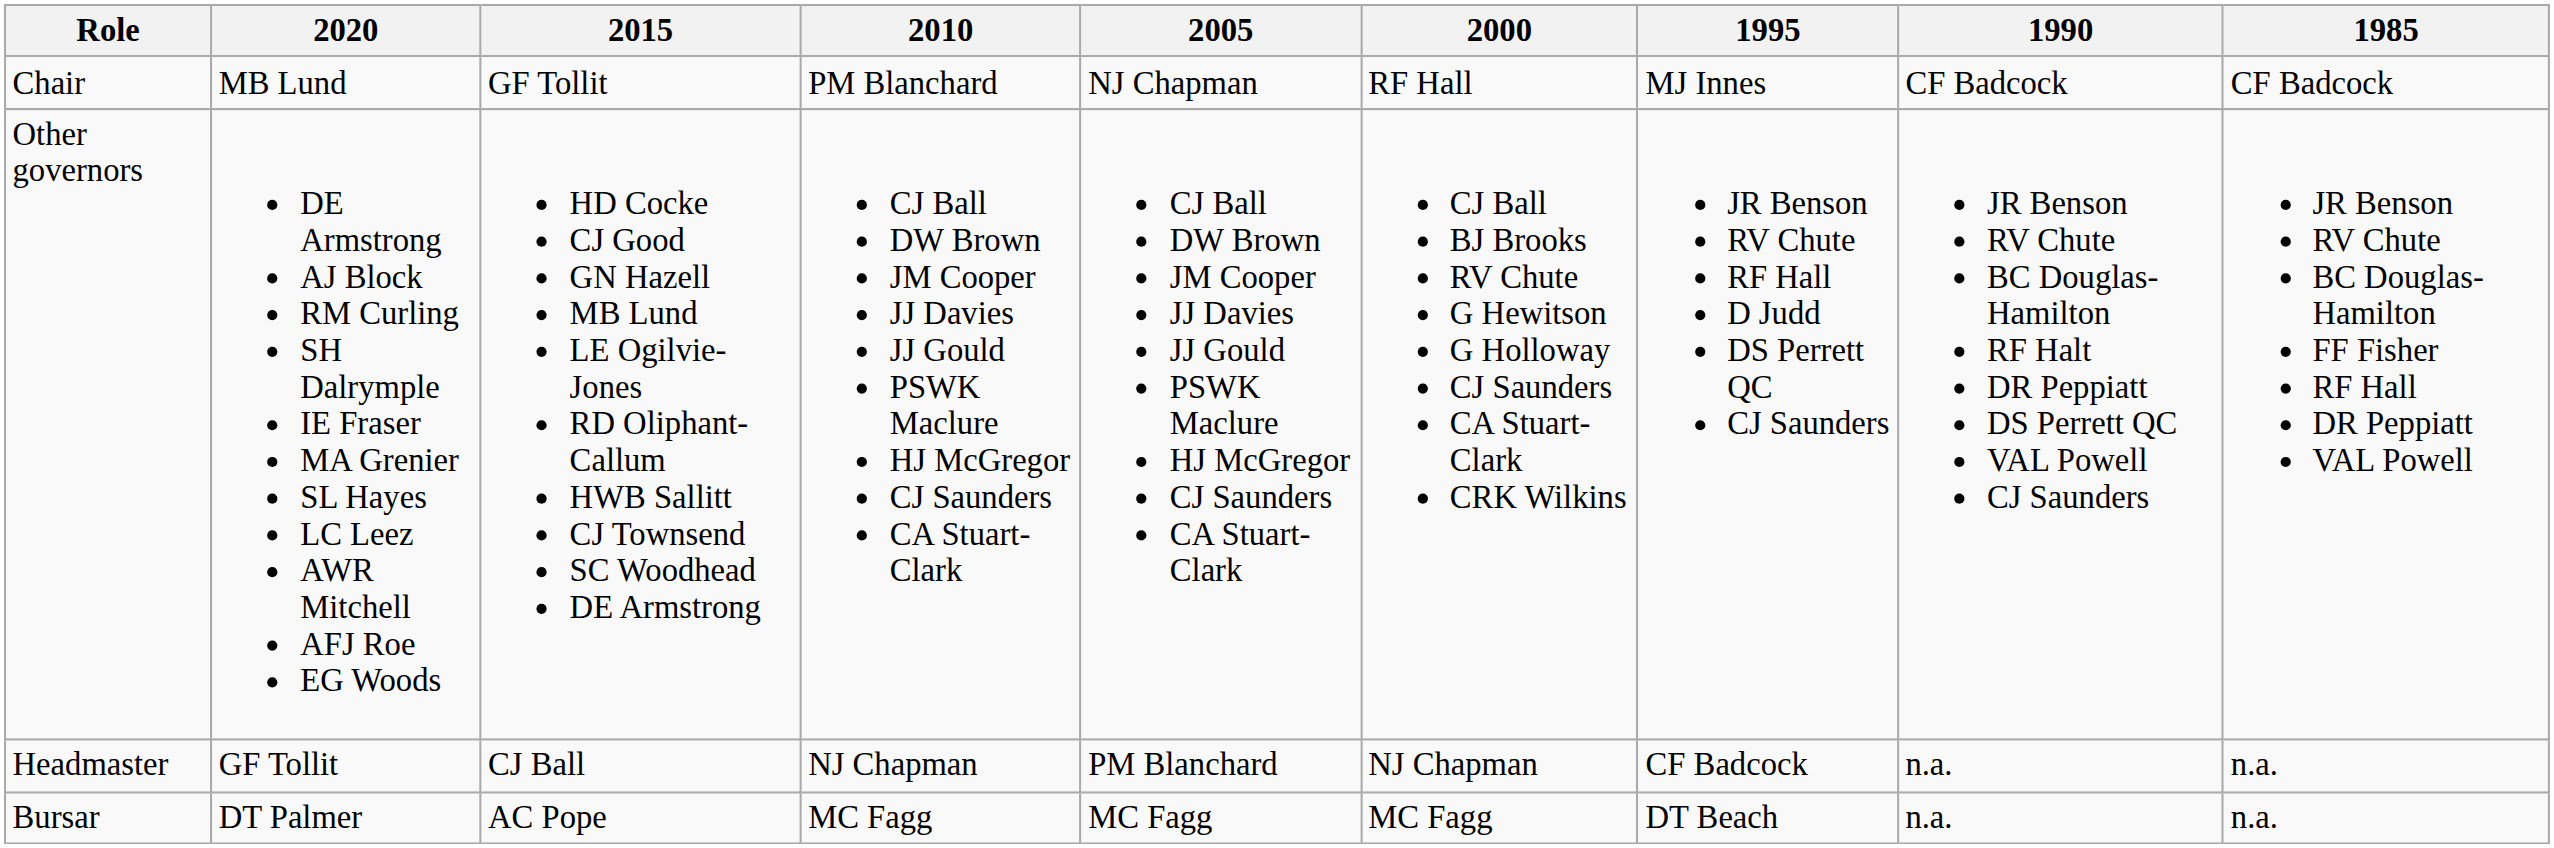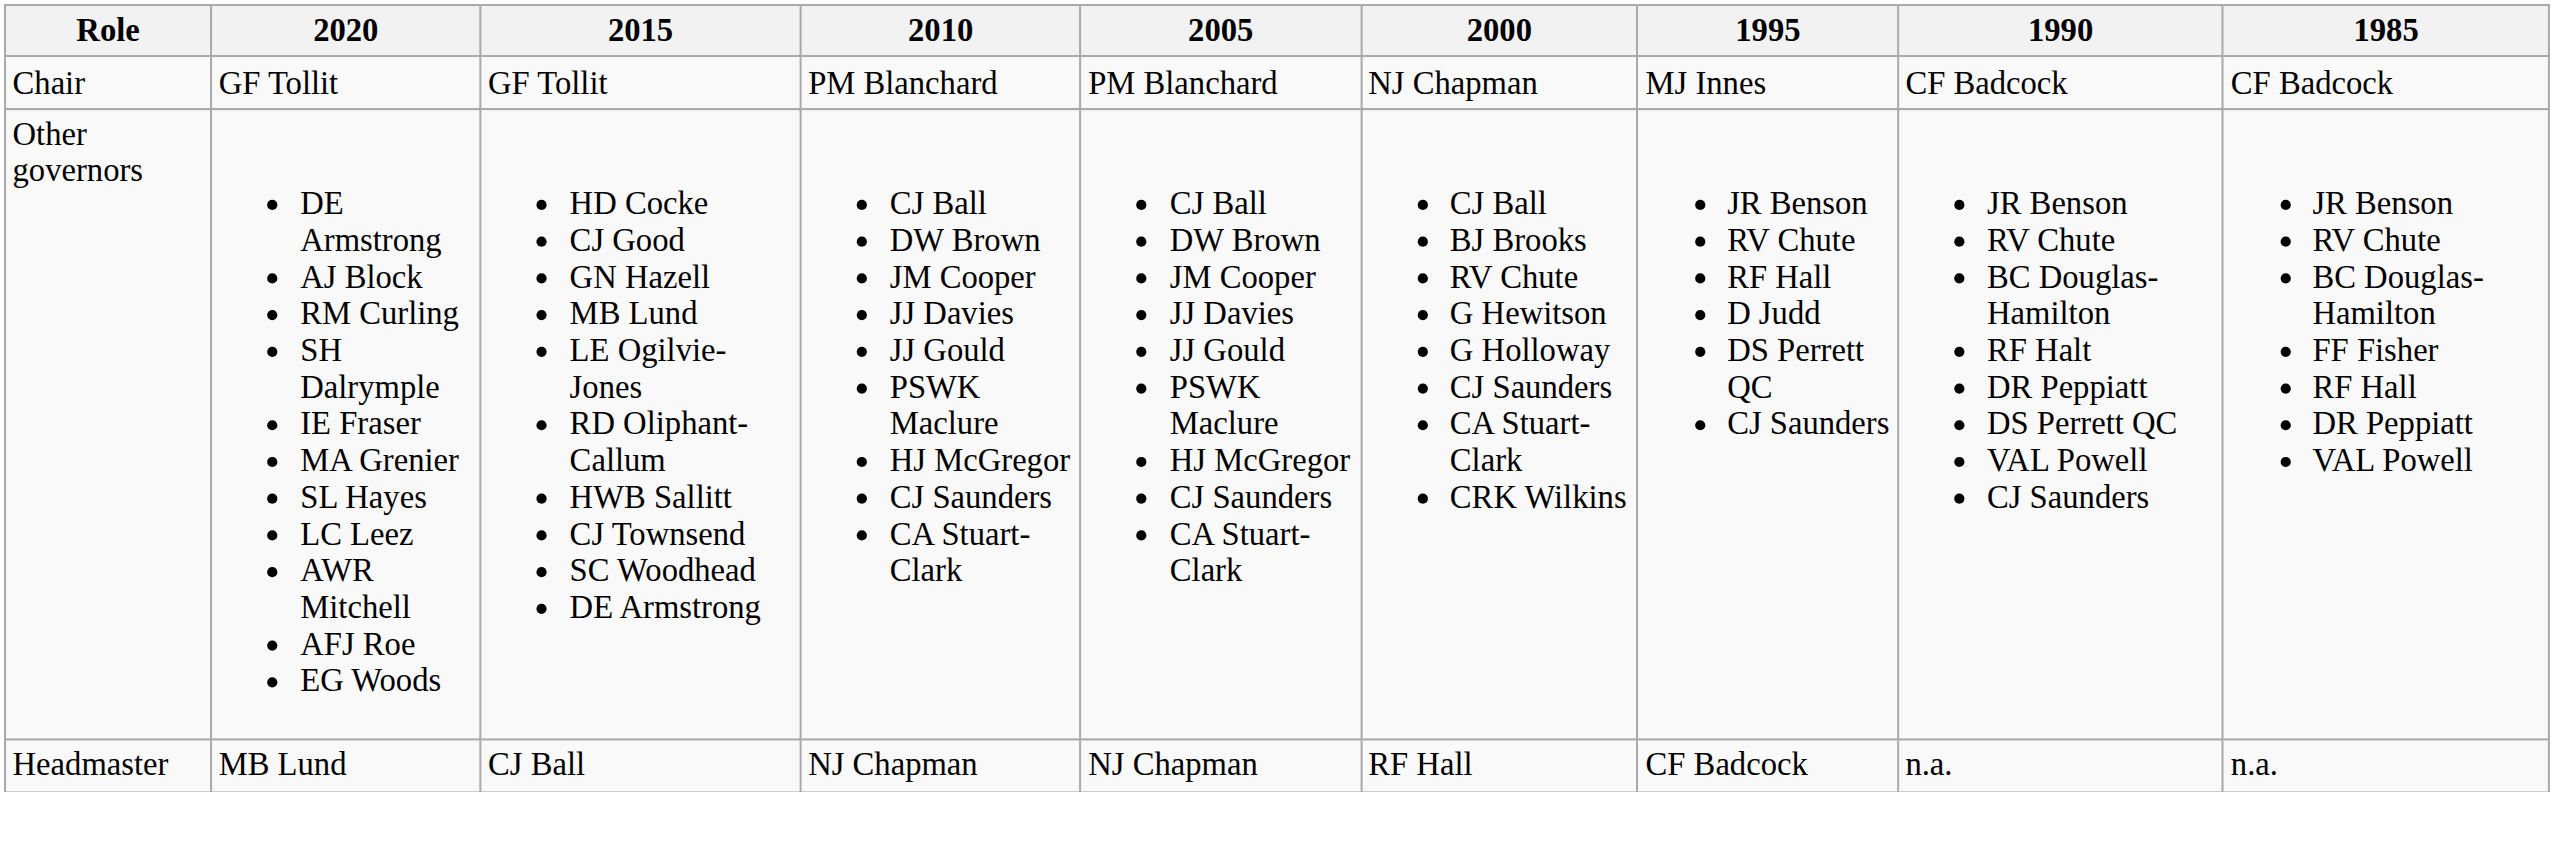(283, 82) MB Lund -> (278, 82) GF Tollit
(1173, 82) NJ Chapman -> (1183, 82) PM Blanchard
(1420, 82) RF Hall -> (1453, 82) NJ Chapman
(278, 765) GF Tollit -> (283, 765) MB Lund
(1183, 765) PM Blanchard -> (1173, 765) NJ Chapman
(1453, 765) NJ Chapman -> (1420, 765) RF Hall
- row: (56, 816)
